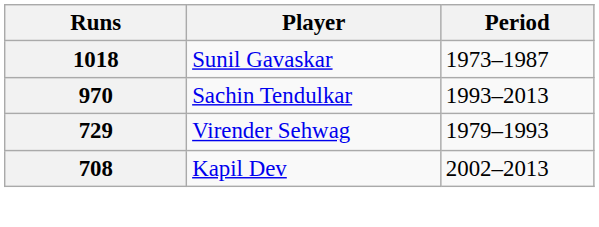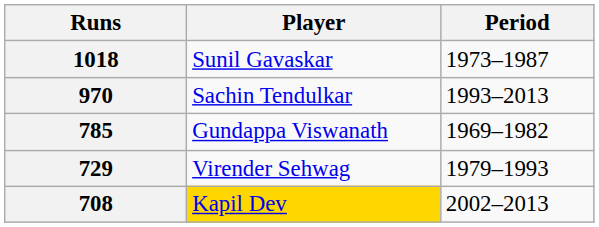+ row: (96, 131)
(239, 167) no background -> (239, 204) gold background
